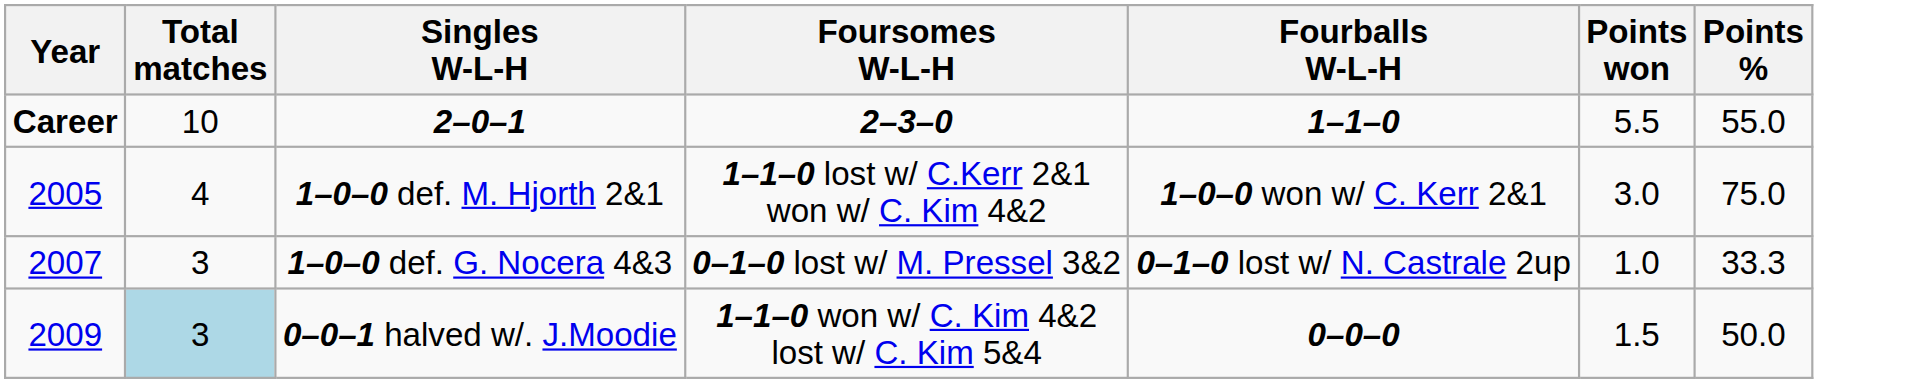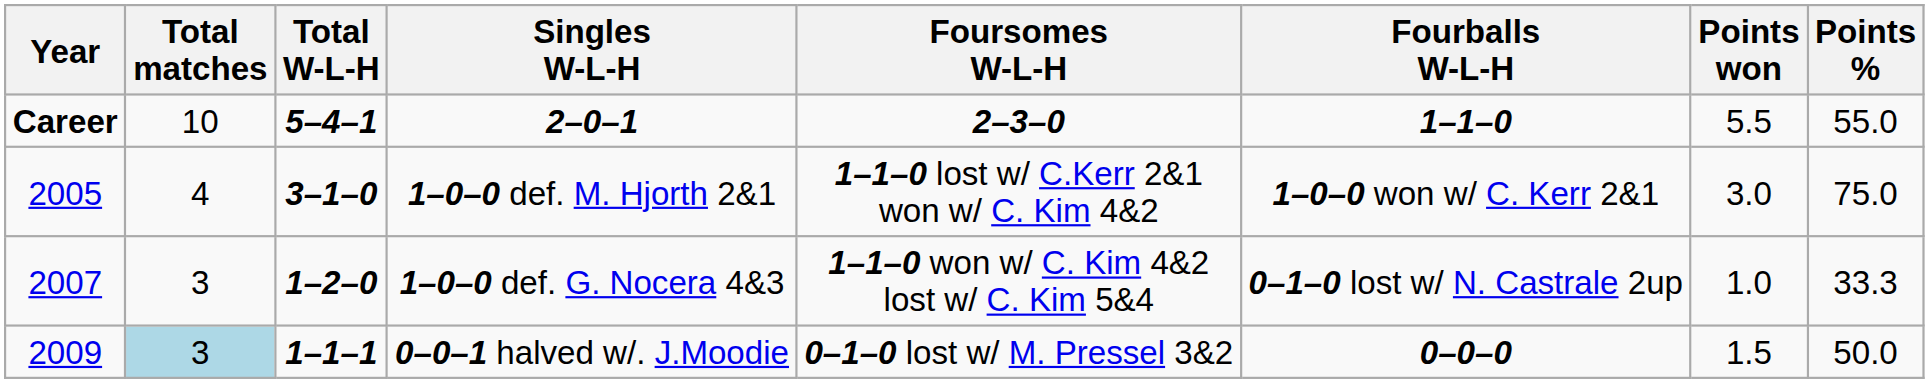+ column: (331, 50)
(907, 263) 0–1–0 lost w/ M. Pressel 3&2 -> (1019, 282) 1–1–0 won w/ C. Kim 4&2 lost w/ C. Kim 5&4
(907, 334) 1–1–0 won w/ C. Kim 4&2 lost w/ C. Kim 5&4 -> (1019, 353) 0–1–0 lost w/ M. Pressel 3&2
